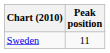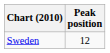(85, 40) 11 -> (85, 40) 12
